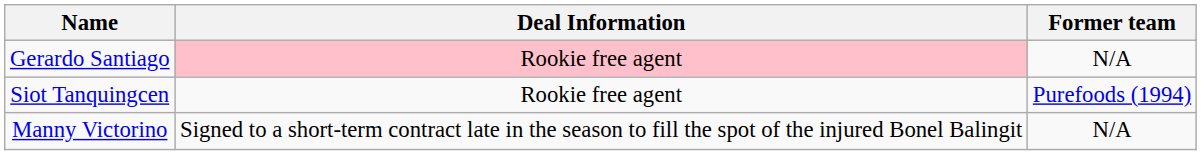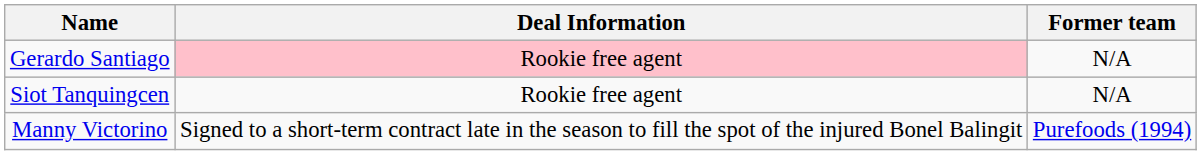(1112, 94) Purefoods (1994) -> (1112, 94) N/A
(1112, 130) N/A -> (1112, 130) Purefoods (1994)
